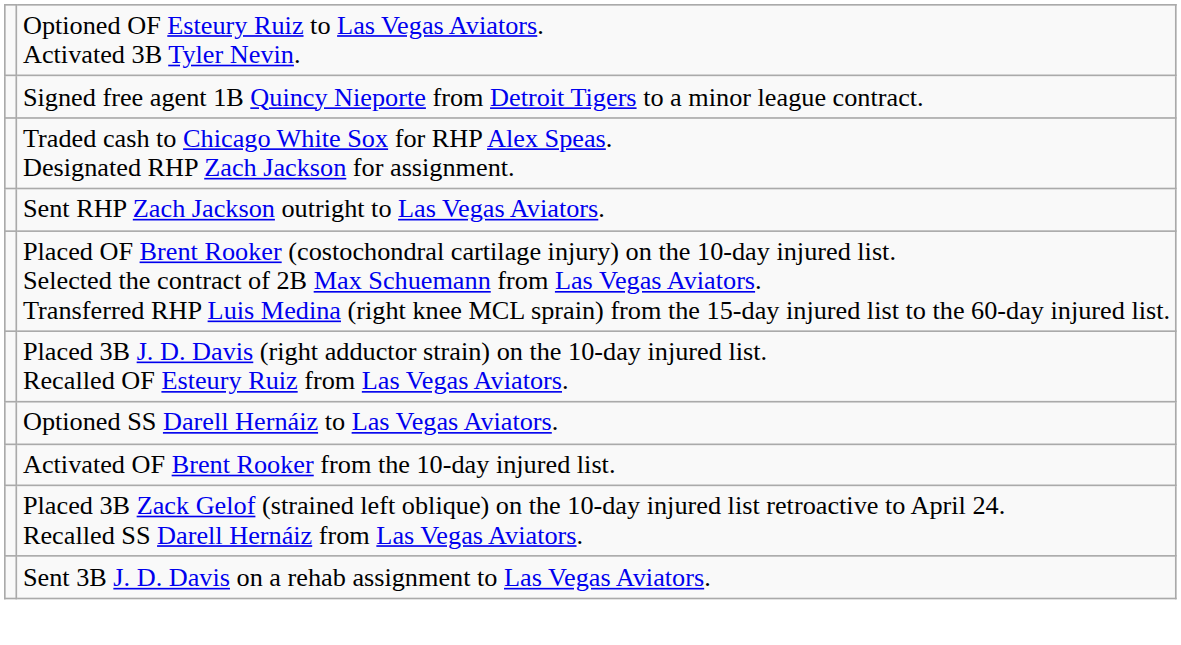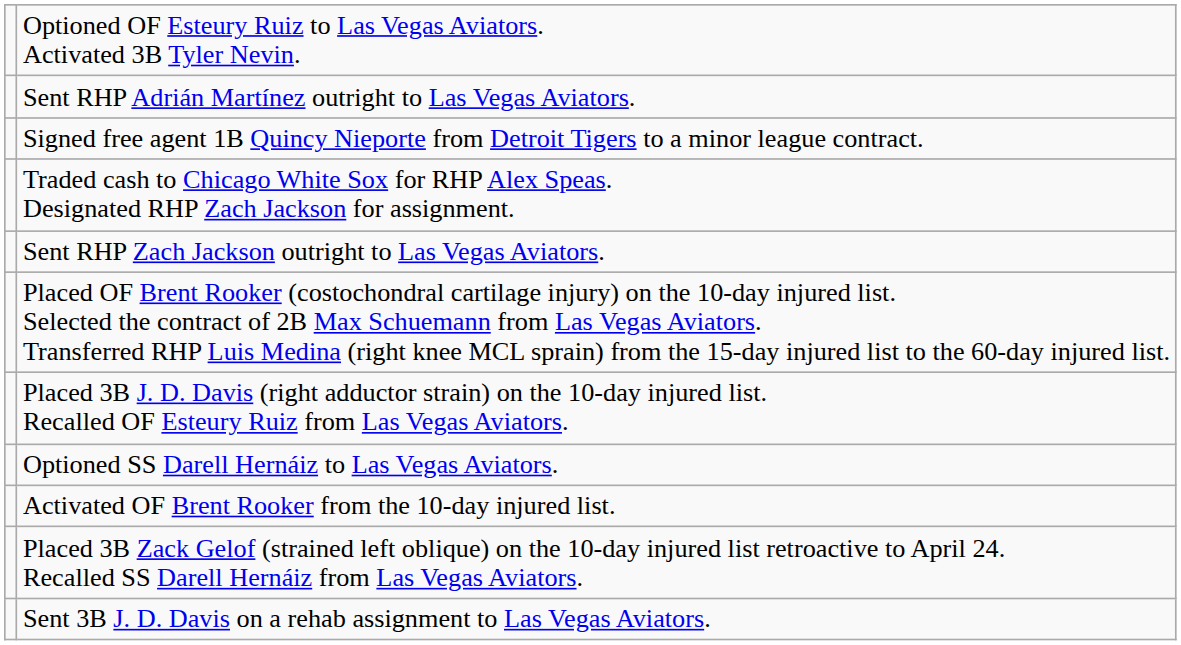+ row: (329, 96)
